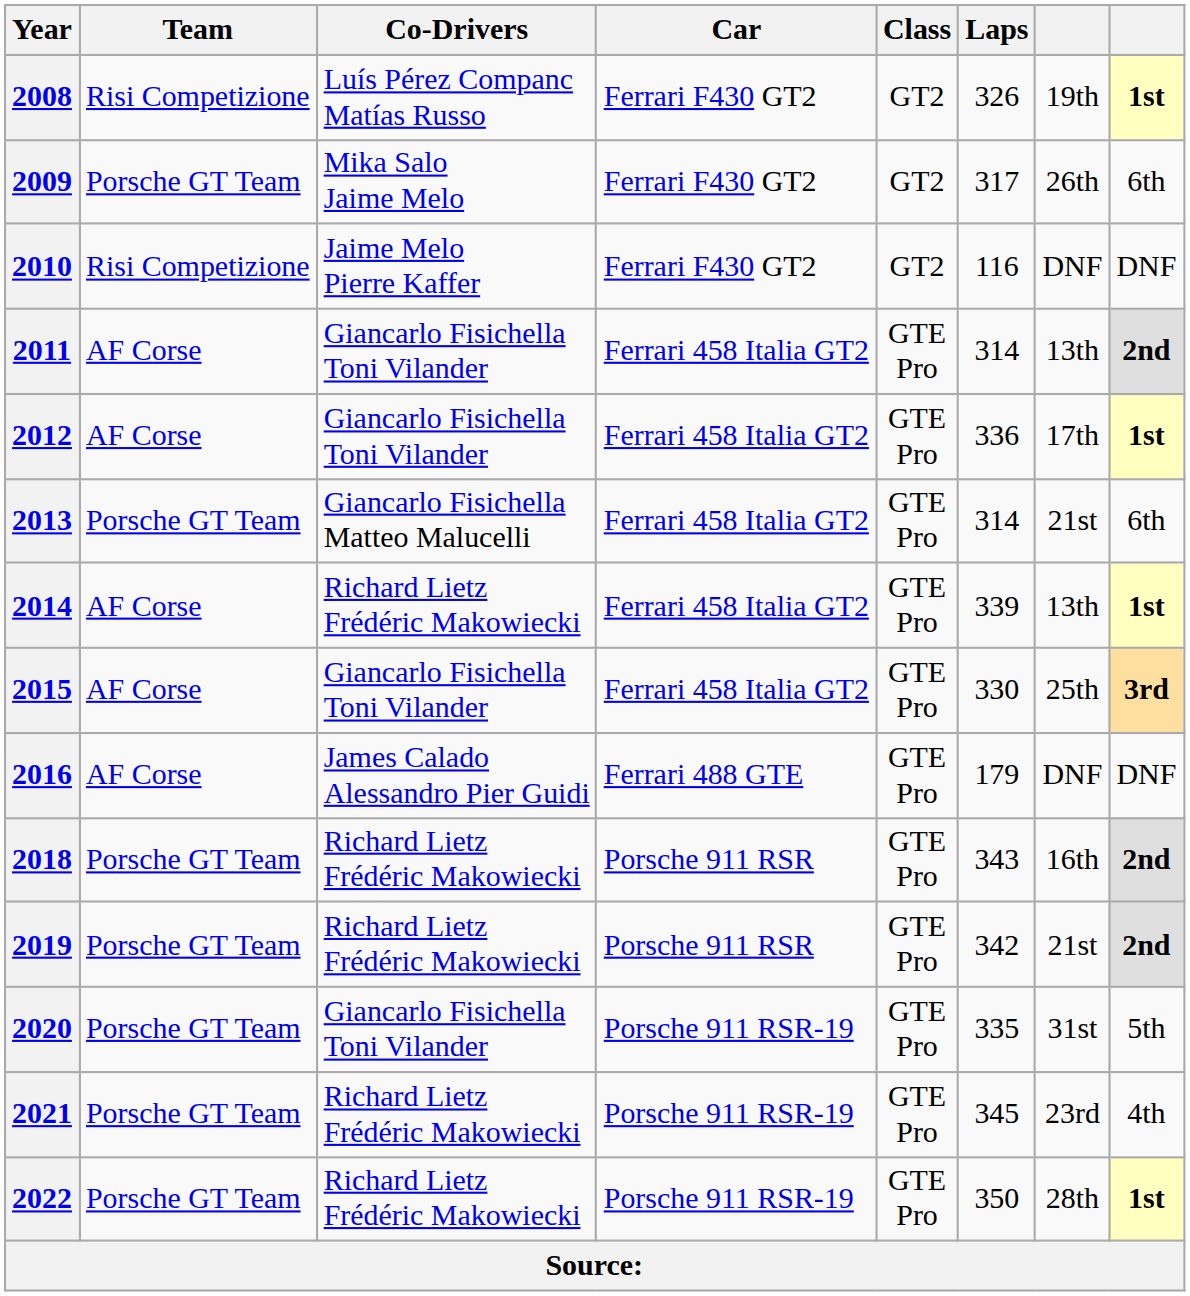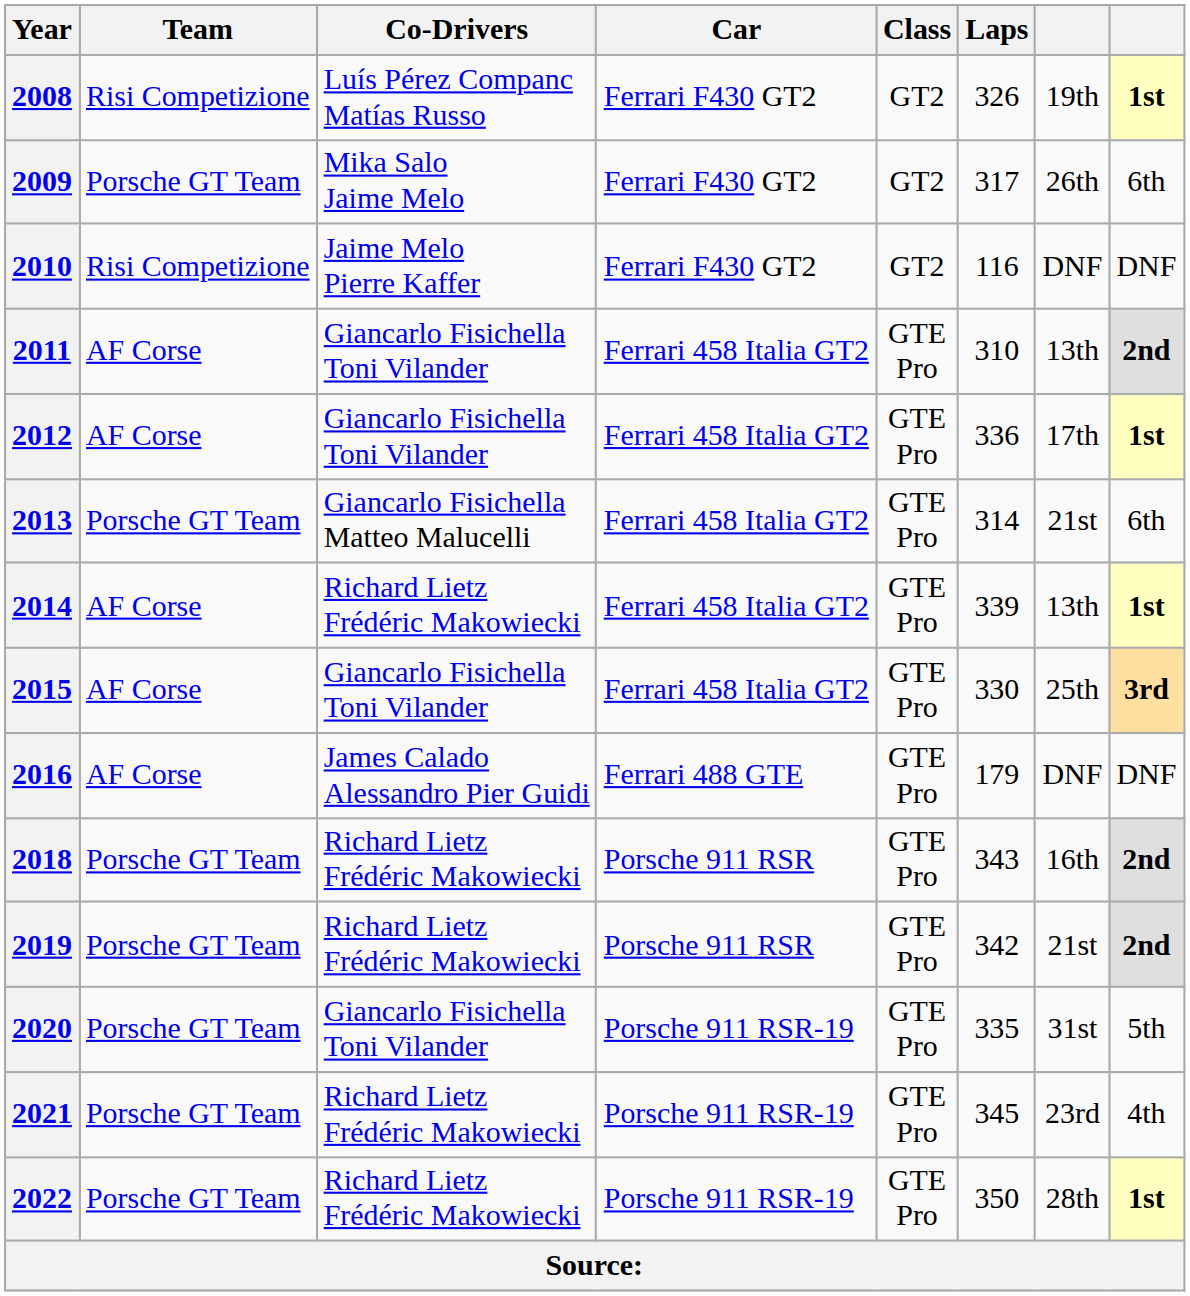(997, 350) 314 -> (997, 350) 310
